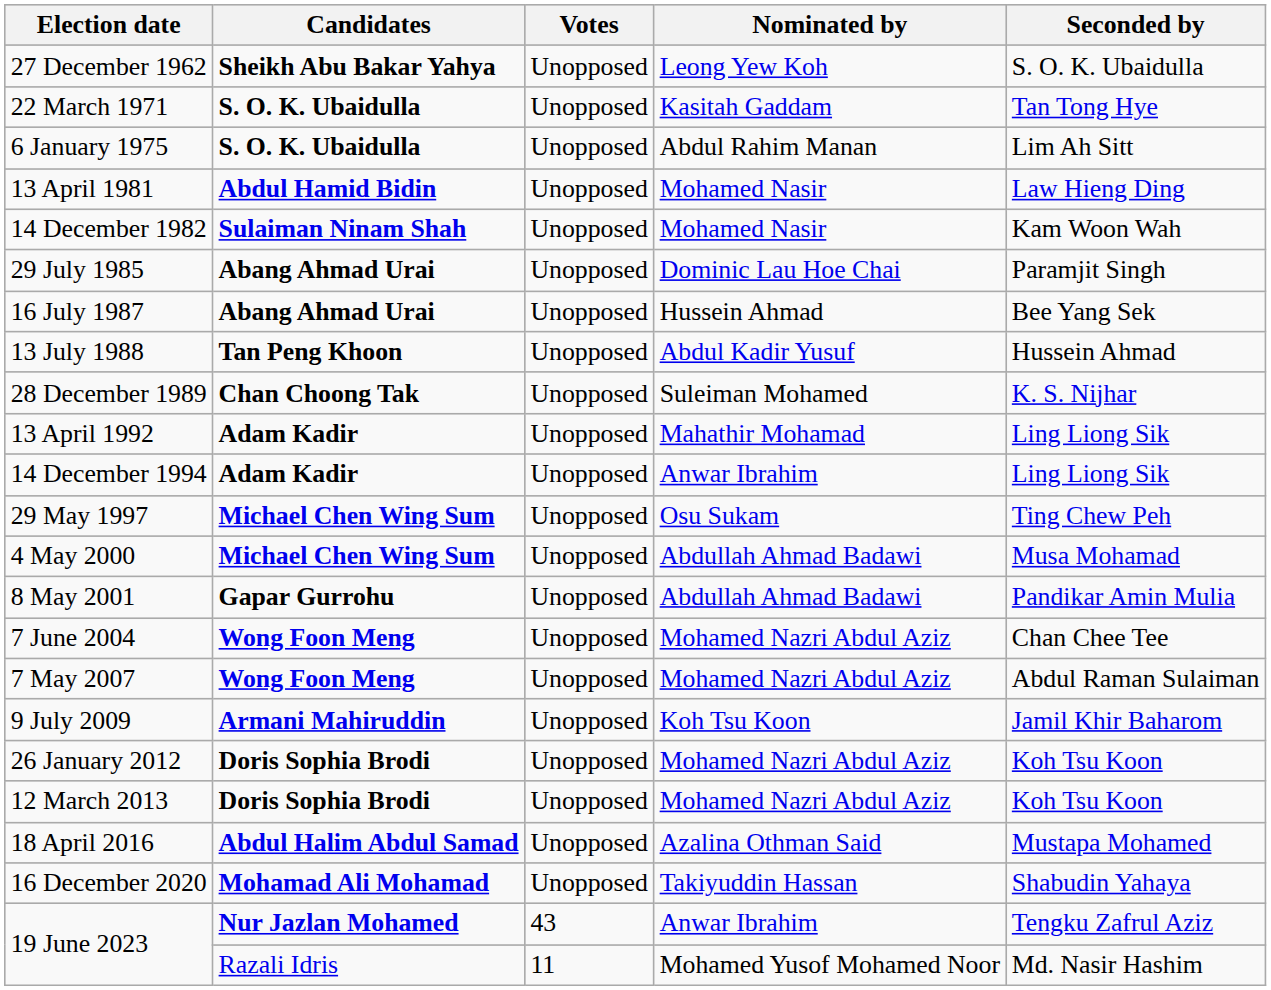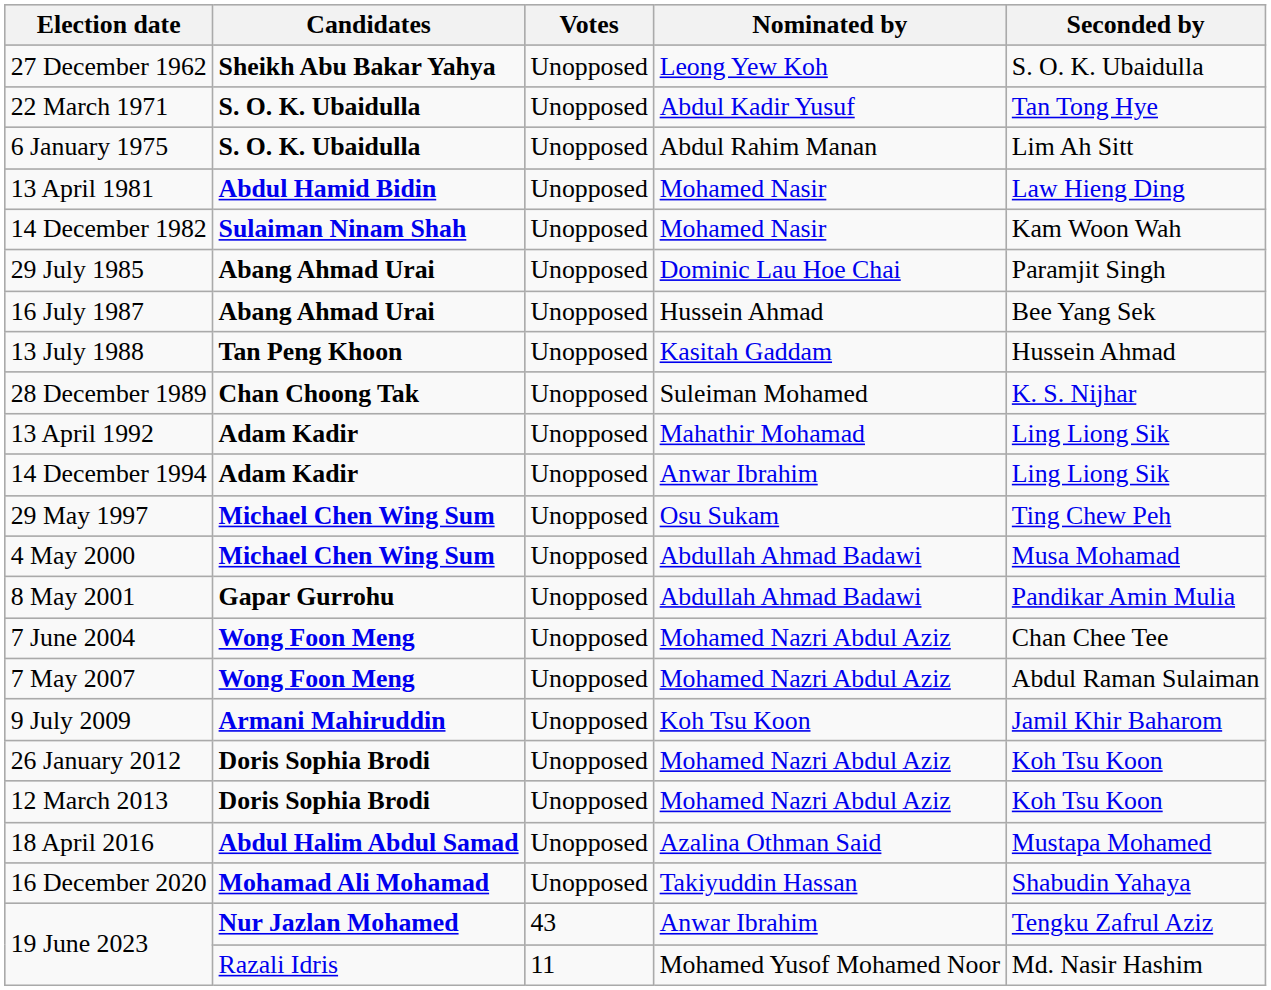(746, 106) Kasitah Gaddam -> (757, 106) Abdul Kadir Yusuf
(757, 351) Abdul Kadir Yusuf -> (746, 351) Kasitah Gaddam
